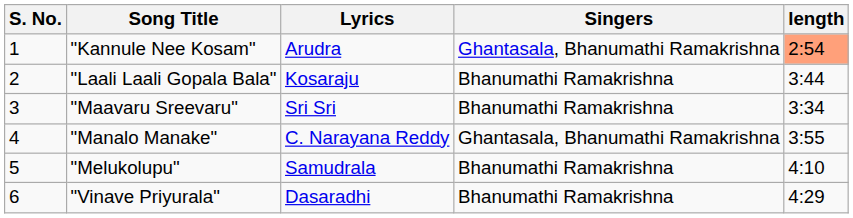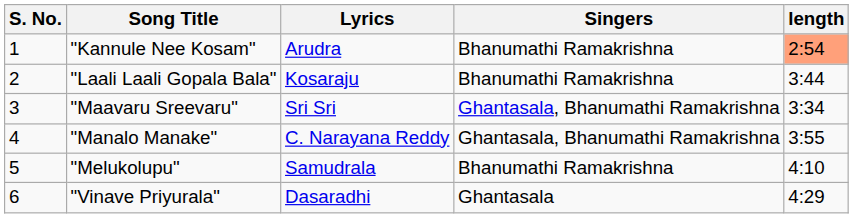(619, 49) Ghantasala, Bhanumathi Ramakrishna -> (566, 49) Bhanumathi Ramakrishna
(566, 108) Bhanumathi Ramakrishna -> (619, 108) Ghantasala, Bhanumathi Ramakrishna
(566, 197) Bhanumathi Ramakrishna -> (506, 197) Ghantasala
